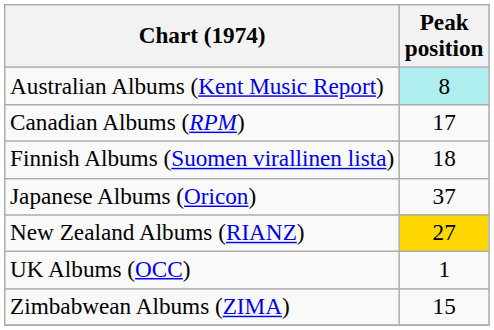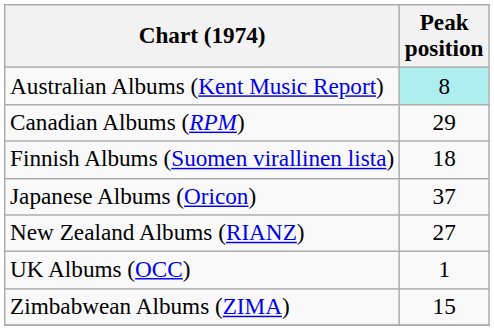(444, 122) 17 -> (444, 122) 29
(444, 232) gold background -> (444, 232) no background
